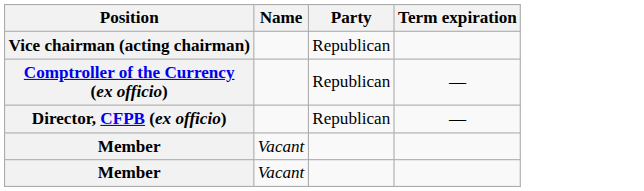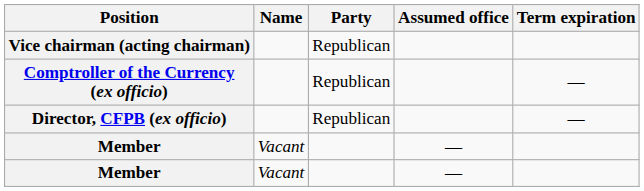+ column: (454, 18)
